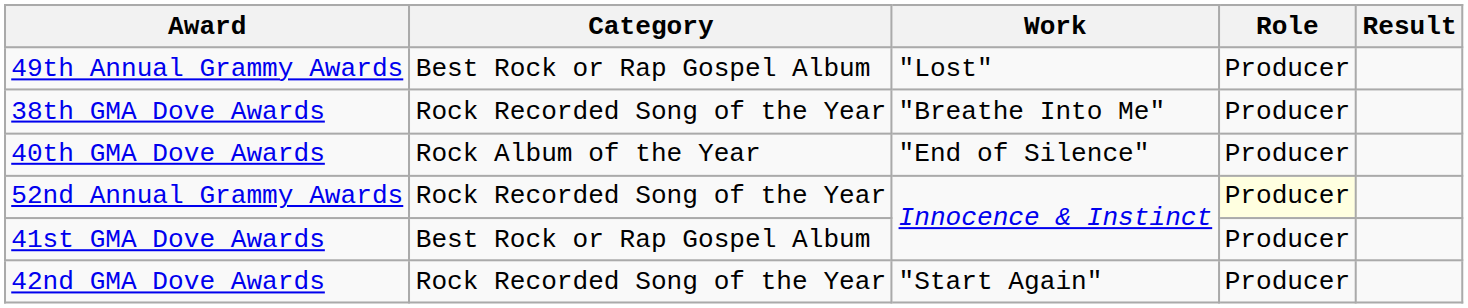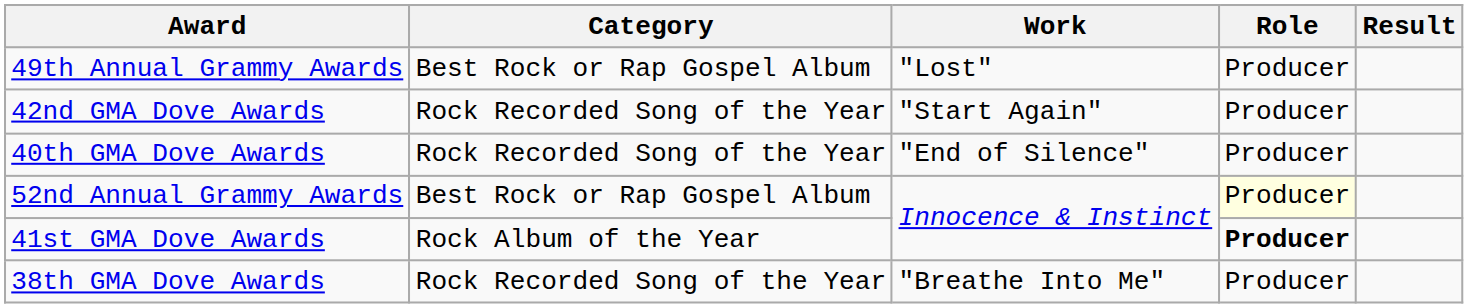rows swapped: (168, 111) <-> (168, 282)
(588, 154) Rock Album of the Year -> (651, 154) Rock Recorded Song of the Year
(651, 197) Rock Recorded Song of the Year -> (643, 197) Best Rock or Rap Gospel Album
(643, 239) Best Rock or Rap Gospel Album -> (588, 239) Rock Album of the Year
(1287, 239) normal -> (1287, 239) bold
